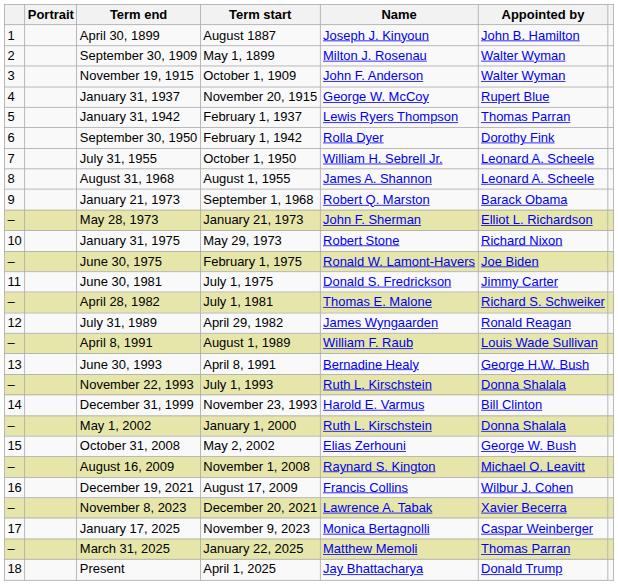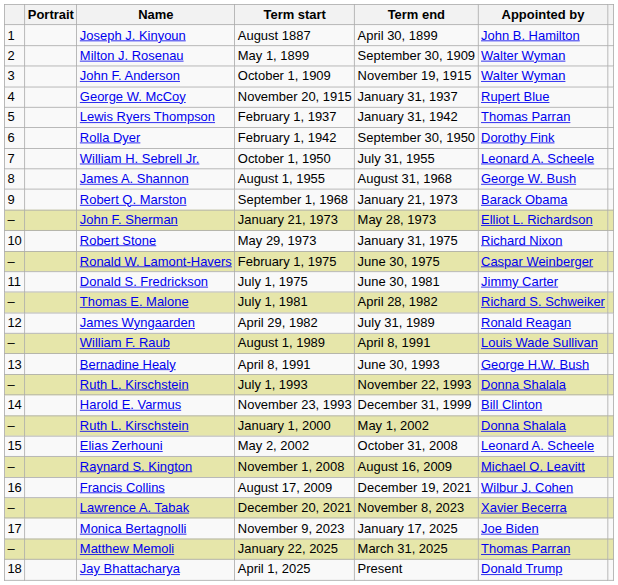columns swapped: (399, 14) <-> (139, 14)
(538, 179) Leonard A. Scheele -> (529, 179) George W. Bush
(510, 261) Joe Biden -> (537, 261) Caspar Weinberger
(529, 446) George W. Bush -> (538, 446) Leonard A. Scheele
(537, 528) Caspar Weinberger -> (510, 528) Joe Biden
